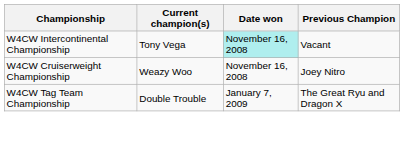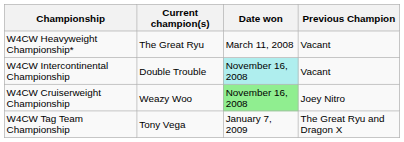+ row: (52, 45)
(162, 45) Tony Vega -> (173, 71) Double Trouble
(257, 71) no background -> (257, 98) lightgreen background
(173, 98) Double Trouble -> (162, 125) Tony Vega
